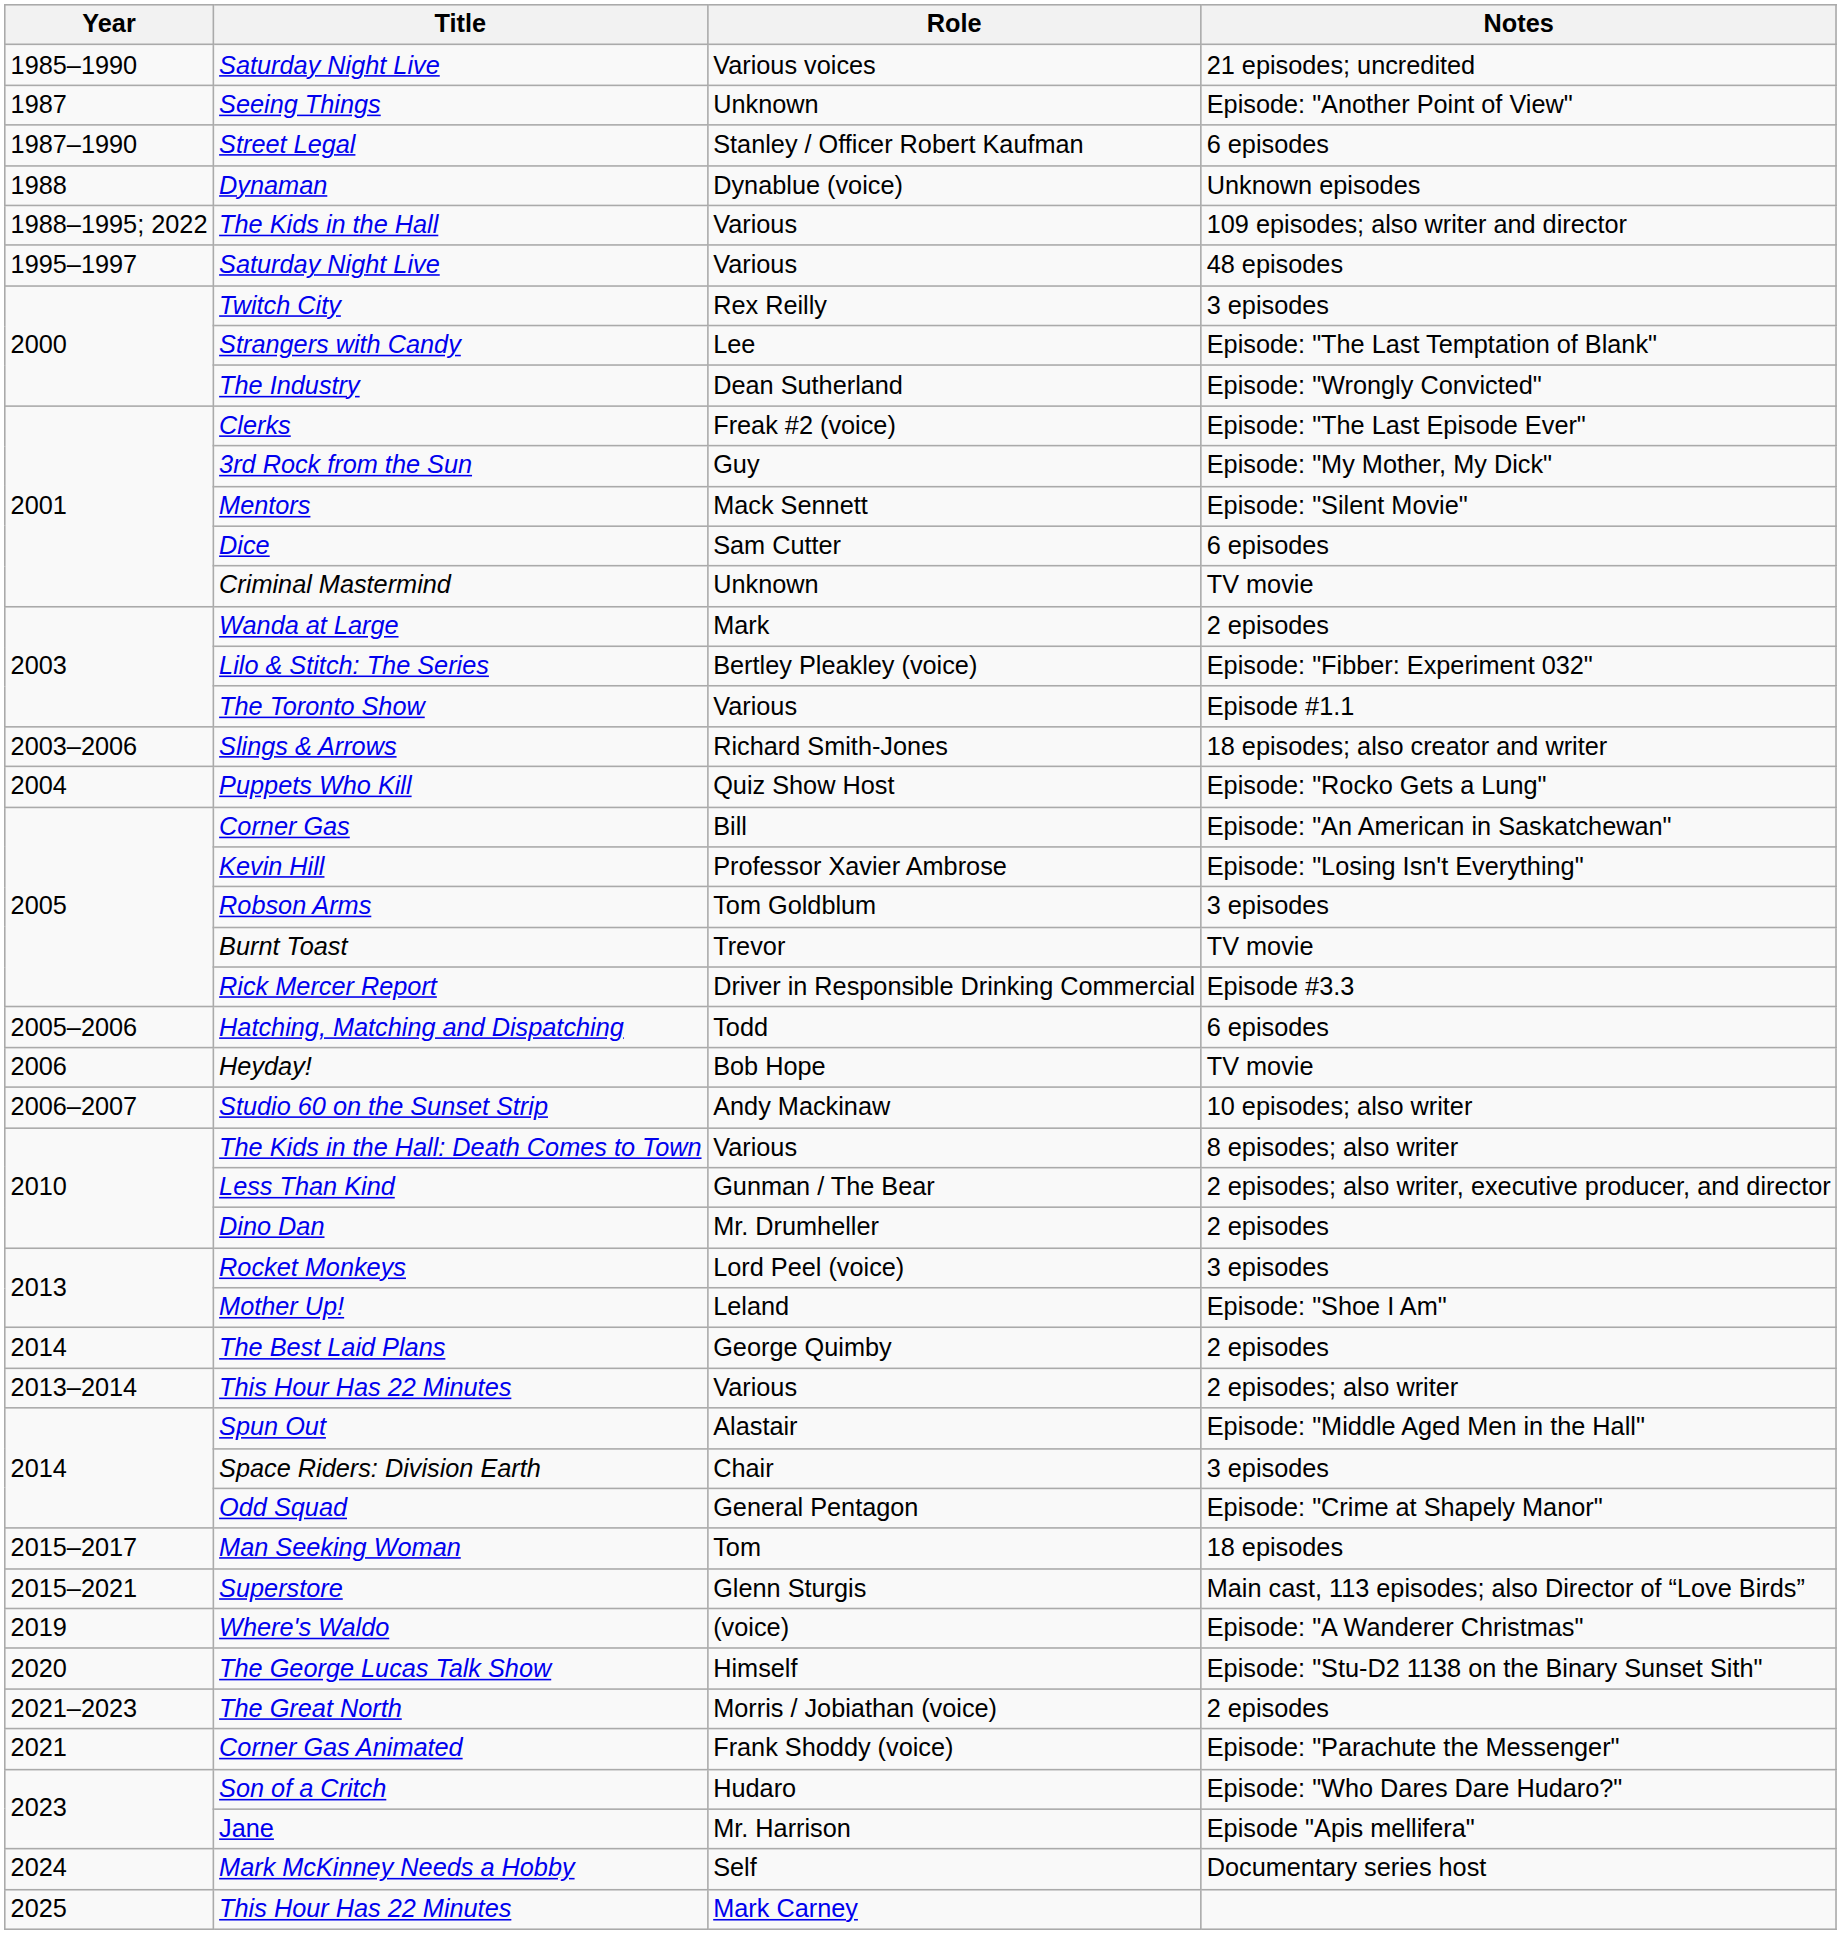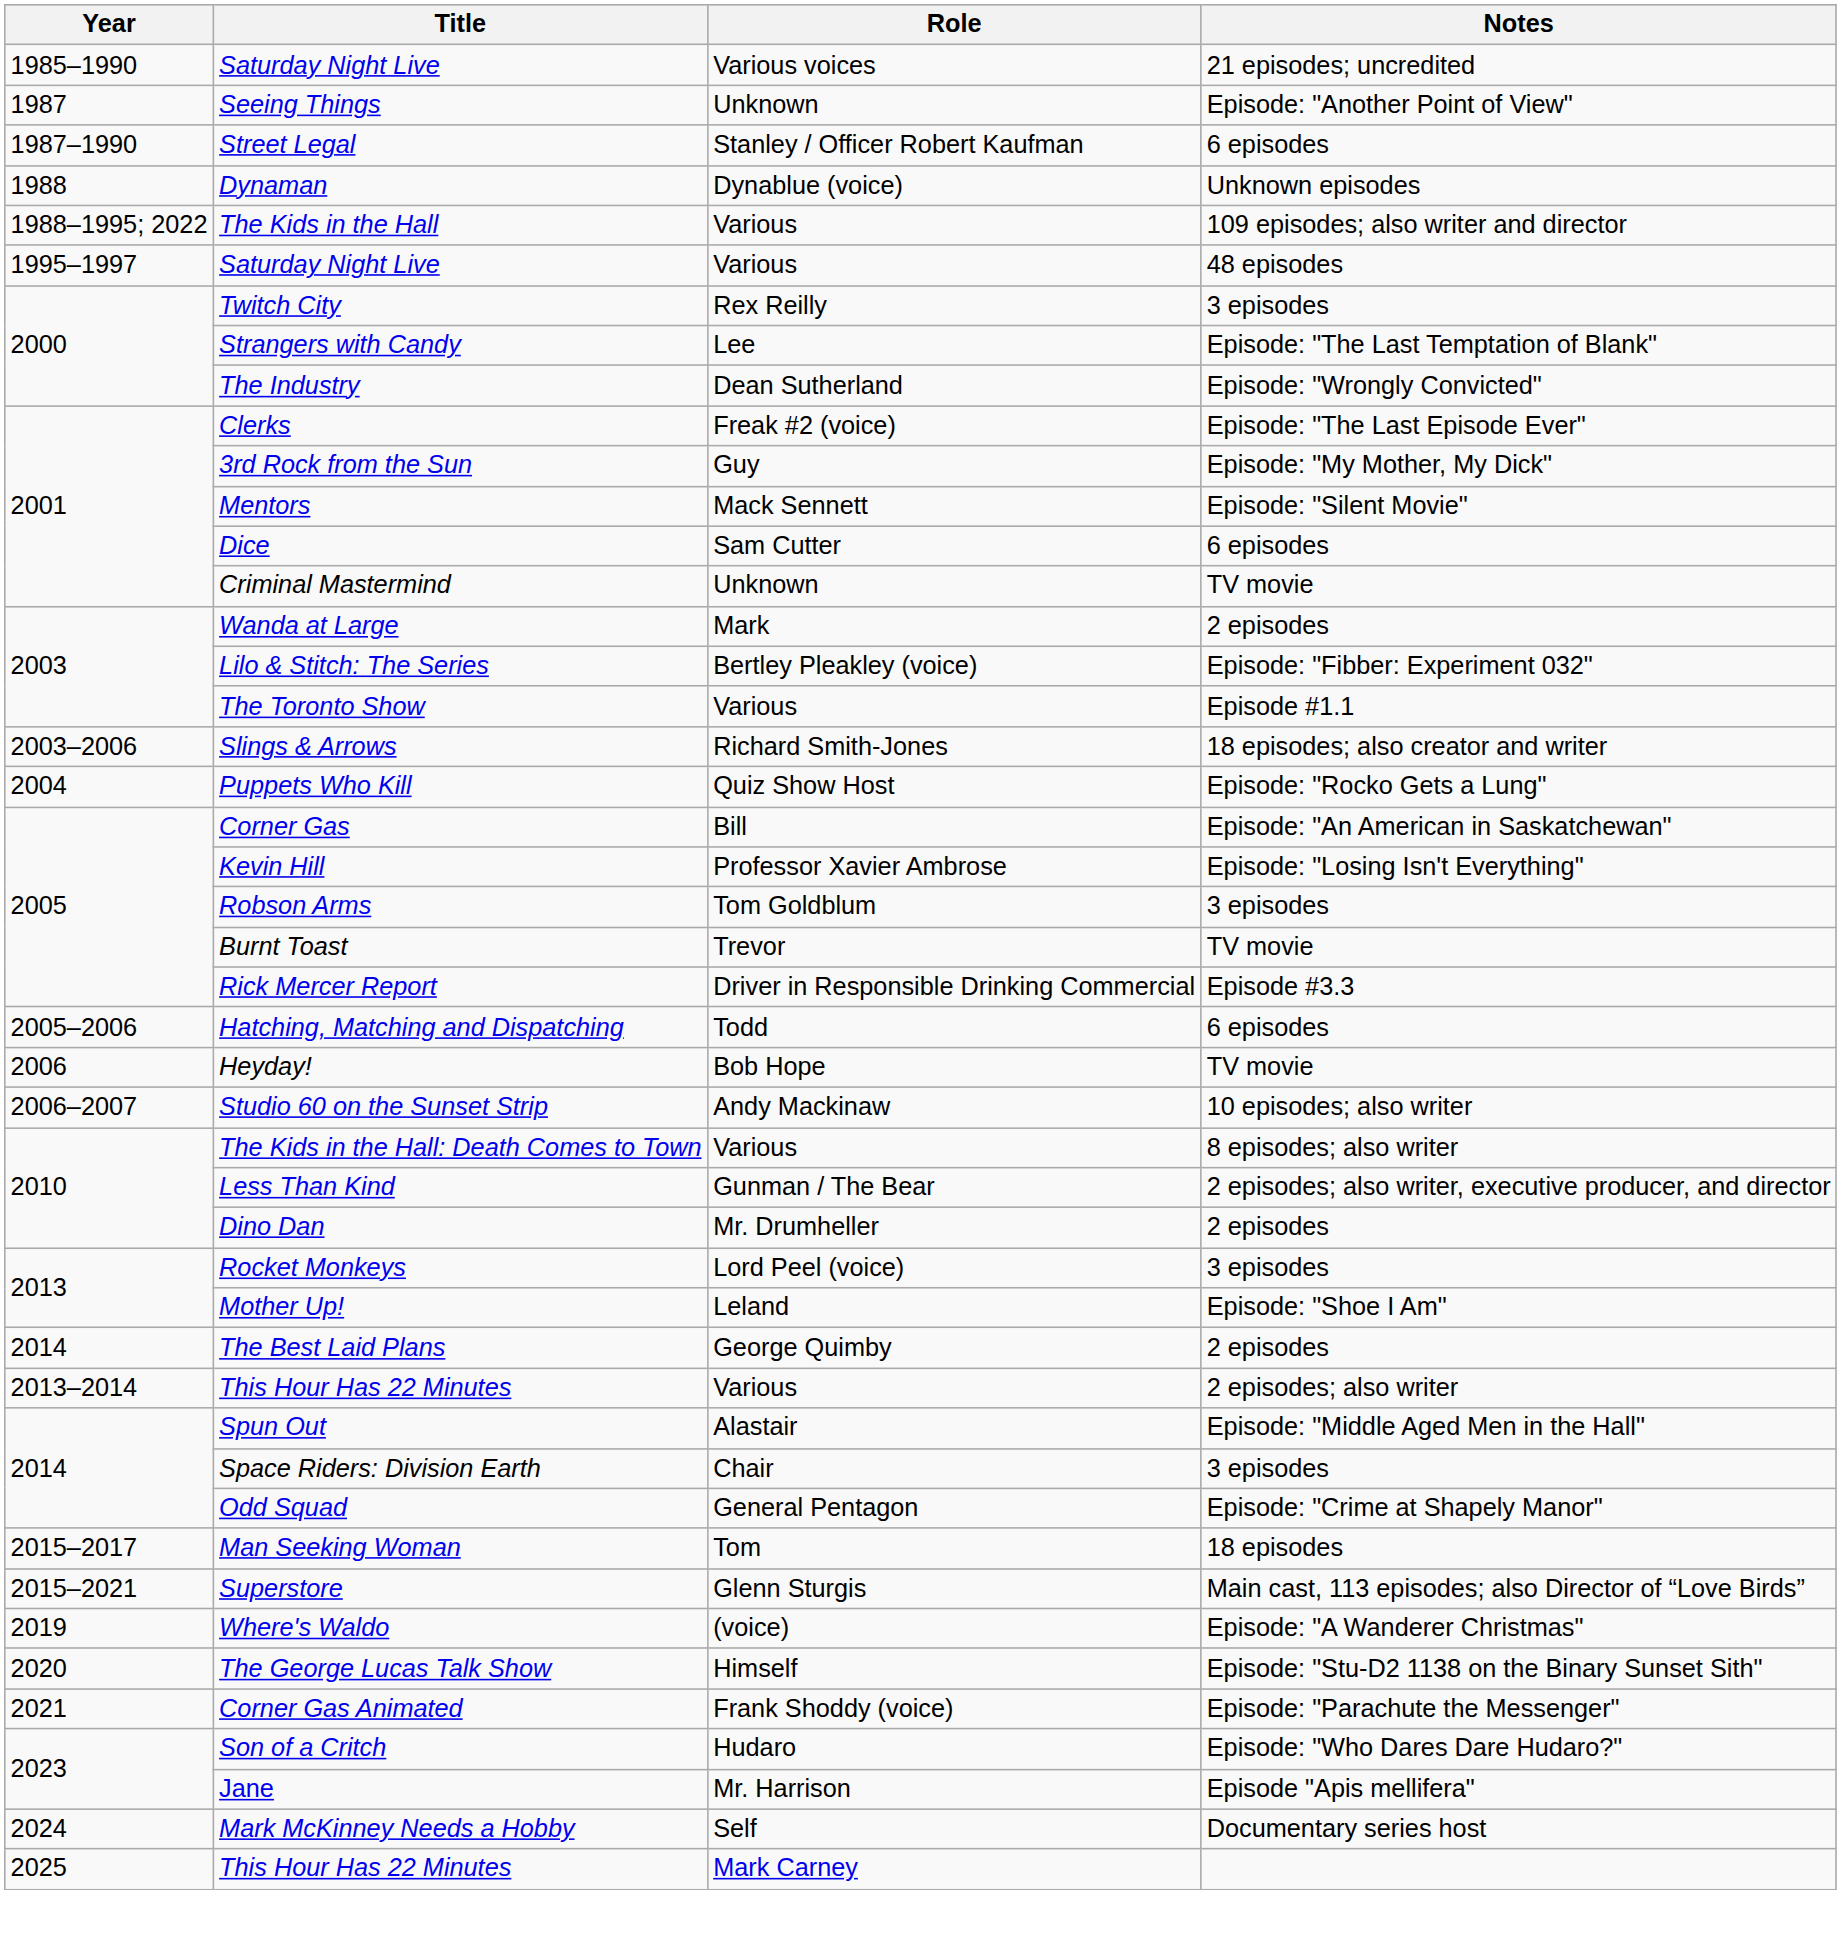- row: (310, 1708)
